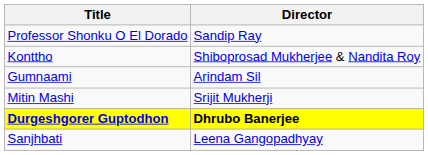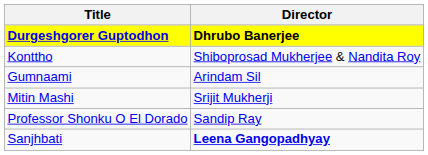rows swapped: (88, 118) <-> (97, 35)
(258, 139) normal -> (262, 139) bold
